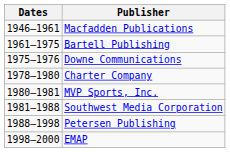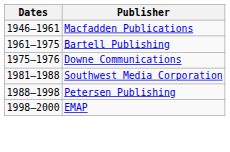- row: (108, 76)
- row: (111, 92)
